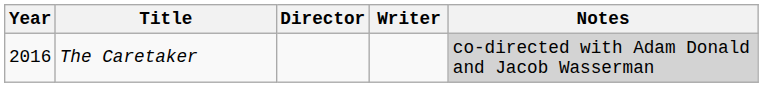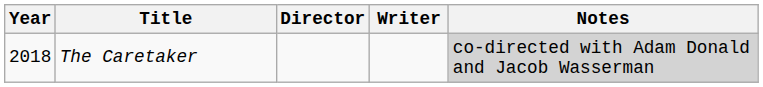(30, 58) 2016 -> (30, 58) 2018
